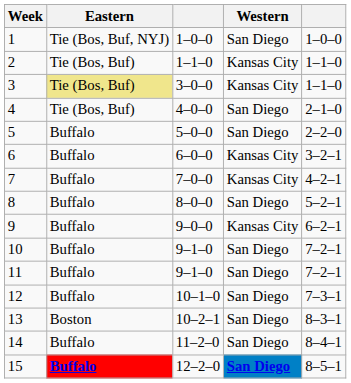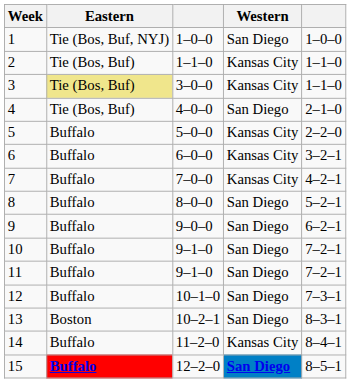(258, 132) San Diego -> (263, 132) Kansas City
(263, 226) Kansas City -> (258, 226) San Diego
(258, 343) San Diego -> (263, 343) Kansas City
